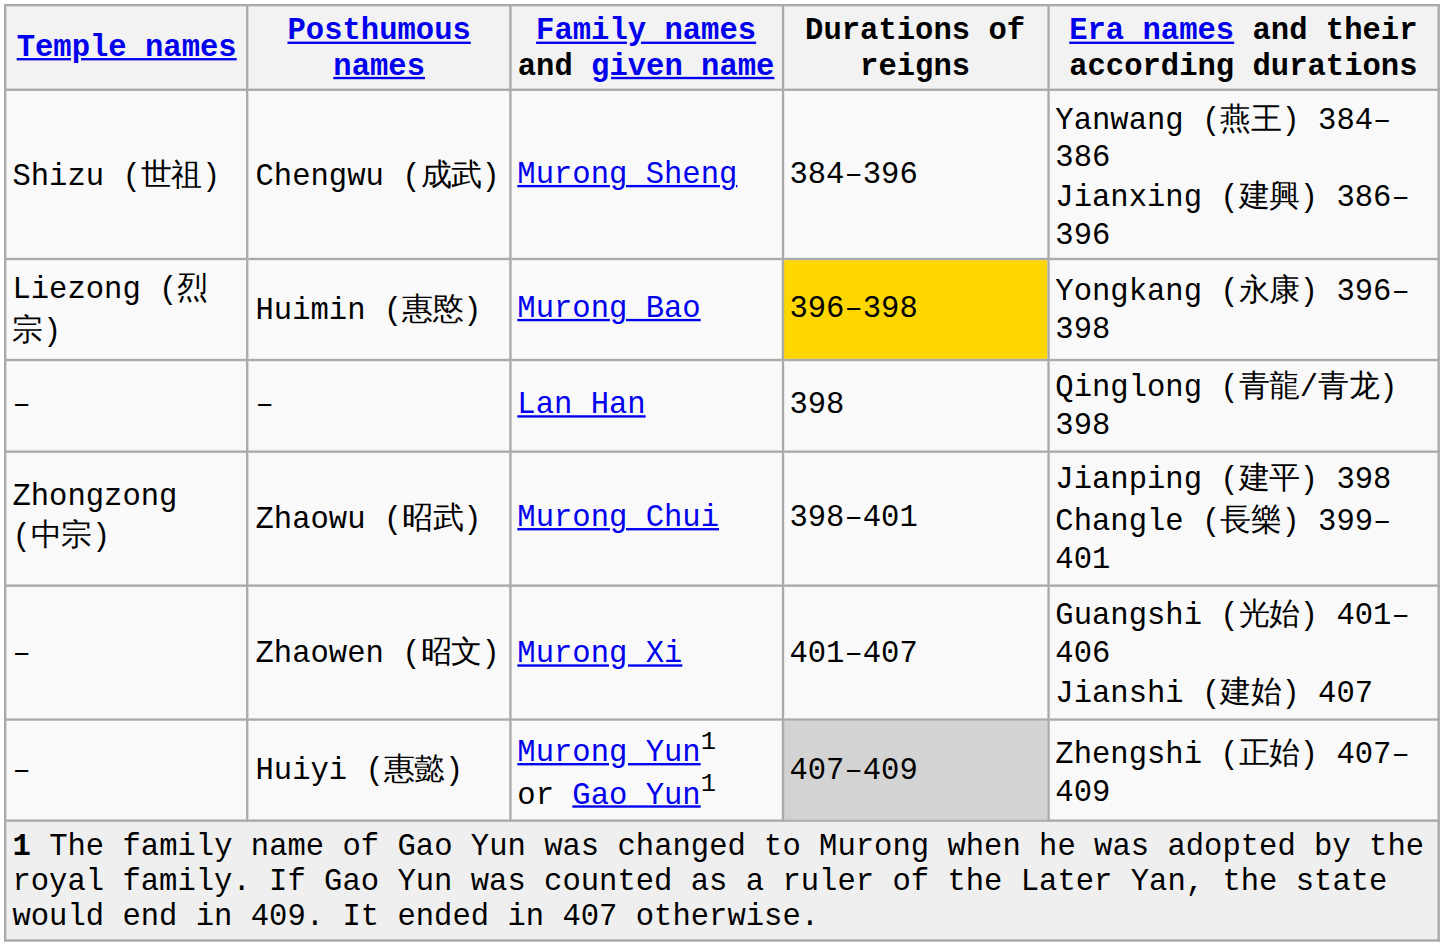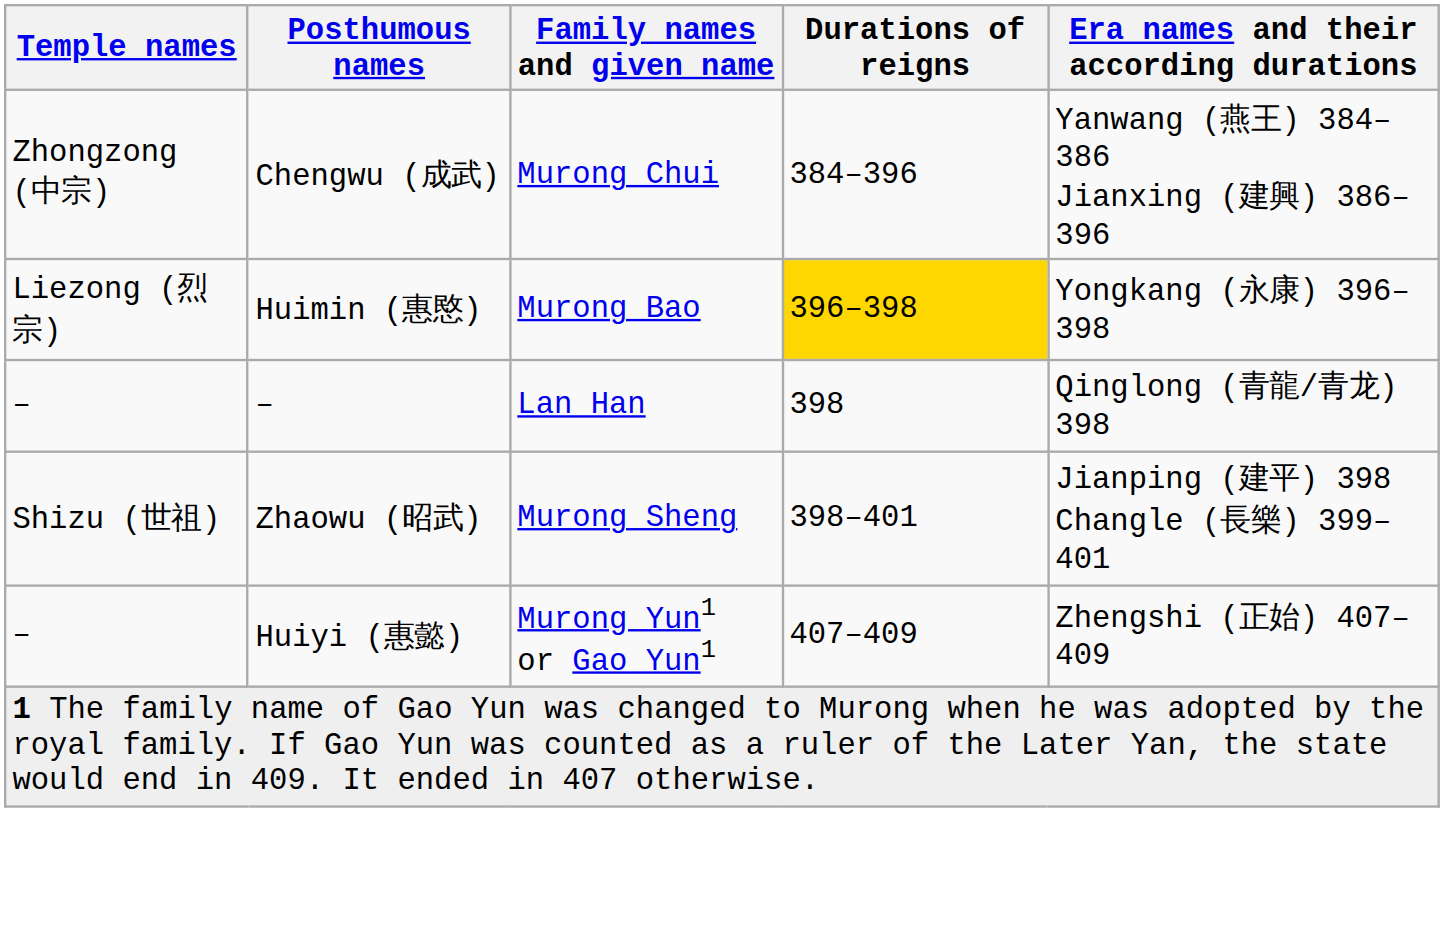(116, 176) Shizu (世祖) -> (95, 174) Zhongzong (中宗)
(627, 175) Murong Sheng -> (618, 175) Murong Chui
(95, 517) Zhongzong (中宗) -> (116, 519) Shizu (世祖)
(618, 518) Murong Chui -> (627, 518) Murong Sheng
- row: (378, 654)
(854, 770) lightgrey background -> (854, 636) no background
